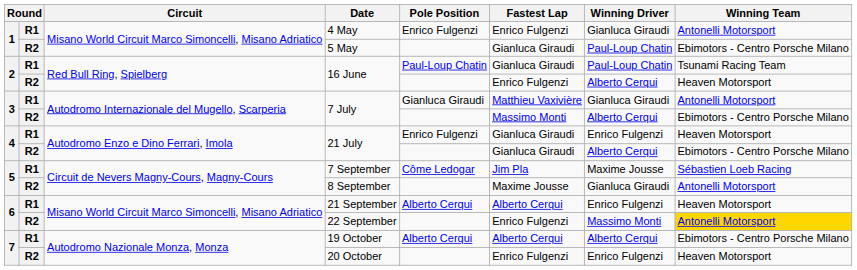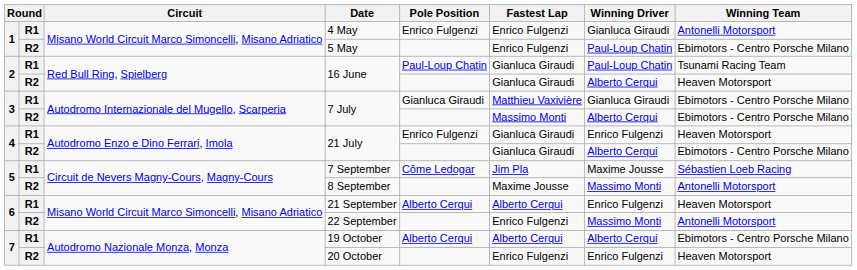(533, 47) Gianluca Giraudi -> (530, 47) Enrico Fulgenzi
(530, 82) Enrico Fulgenzi -> (533, 82) Gianluca Giraudi
(726, 100) Antonelli Motorsport -> (763, 100) Ebimotors - Centro Porsche Milano
(628, 186) Gianluca Giraudi -> (624, 186) Massimo Monti
(726, 221) gold background -> (726, 221) no background
